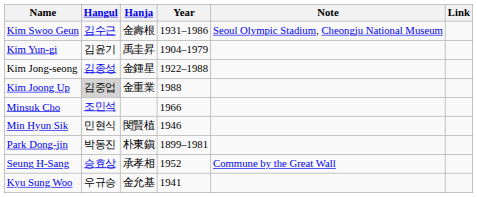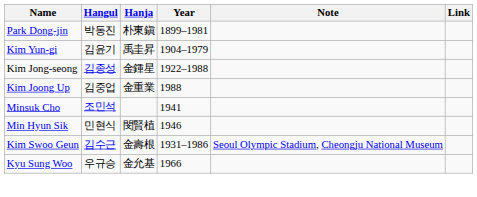rows swapped: (43, 31) <-> (37, 145)
(100, 87) lightgrey background -> (100, 87) no background
(171, 107) 1966 -> (171, 107) 1941
- row: (38, 164)
(171, 183) 1941 -> (171, 164) 1966
